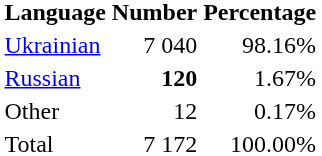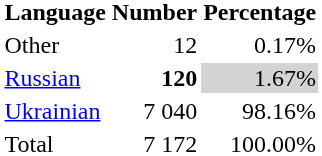rows swapped: (52, 44) <-> (32, 110)
(285, 77) no background -> (285, 77) lightgrey background
